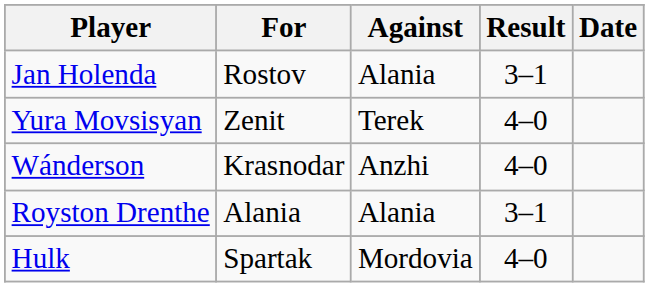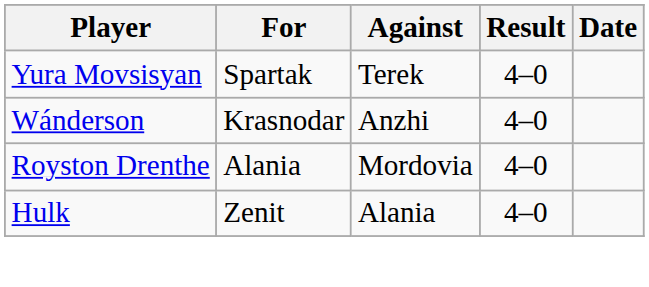- row: (84, 73)
(254, 119) Zenit -> (268, 73) Spartak
(397, 212) Alania -> (415, 166) Mordovia
(526, 212) 3–1 -> (526, 166) 4–0
(268, 258) Spartak -> (254, 212) Zenit
(415, 258) Mordovia -> (397, 212) Alania
